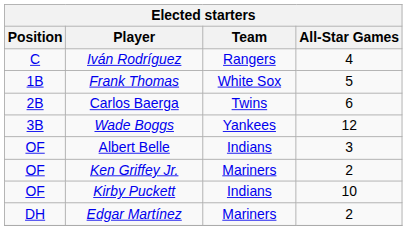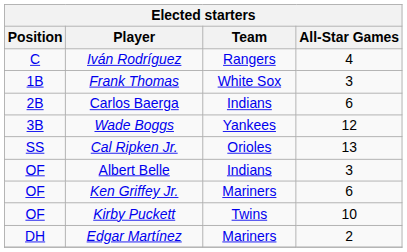(349, 81) 5 -> (349, 81) 3
(249, 103) Twins -> (249, 103) Indians
+ row: (134, 147)
(349, 170) 2 -> (349, 192) 6
(249, 192) Indians -> (249, 214) Twins
